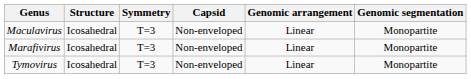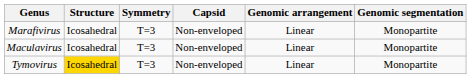rows swapped: (34, 30) <-> (34, 47)
(92, 64) no background -> (92, 64) gold background
